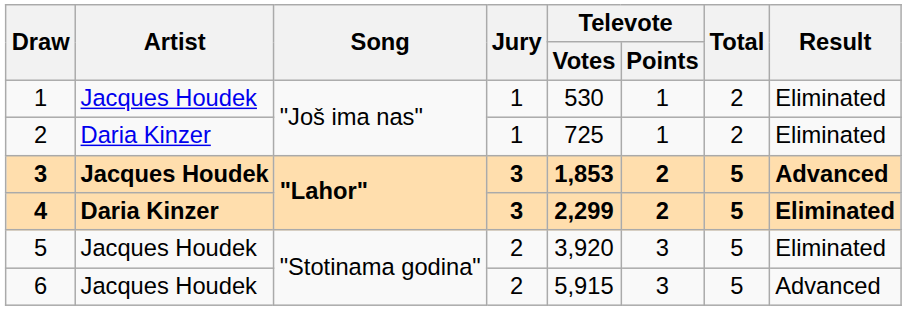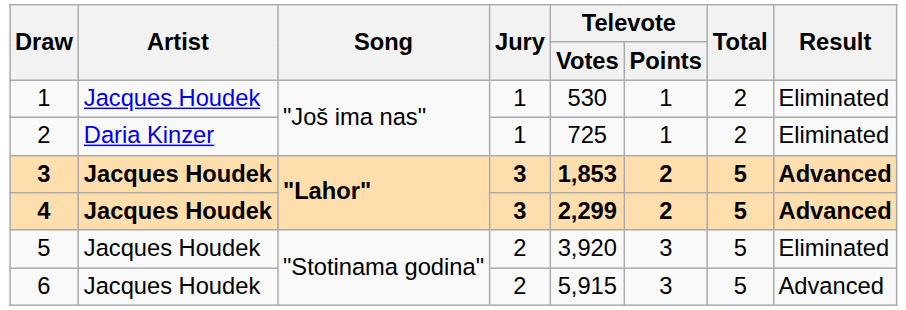(150, 211) Daria Kinzer -> (178, 211) Jacques Houdek
(835, 211) Eliminated -> (835, 211) Advanced
